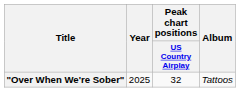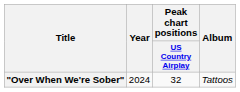(140, 79) 2025 -> (140, 79) 2024
